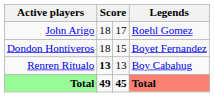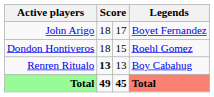(162, 30) Roehl Gomez -> (169, 30) Boyet Fernandez
(169, 48) Boyet Fernandez -> (162, 48) Roehl Gomez
